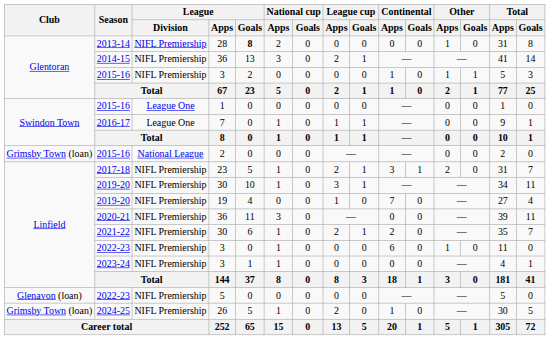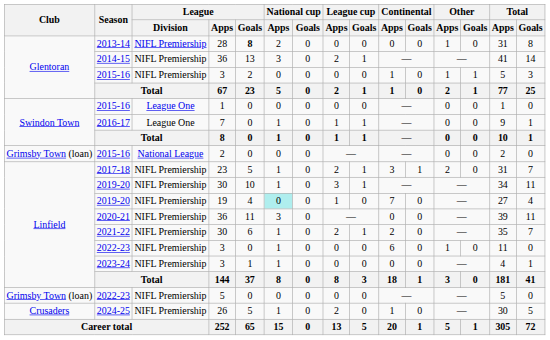(278, 201) no background -> (278, 201) paleturquoise background
(49, 295) Glenavon (loan) -> (49, 295) Grimsby Town (loan)
(49, 311) Grimsby Town (loan) -> (49, 311) Crusaders
